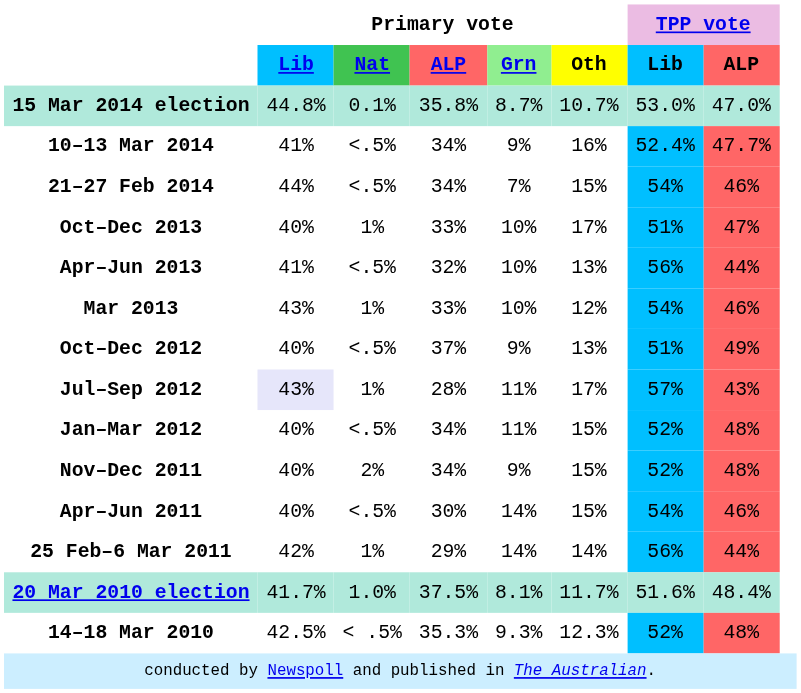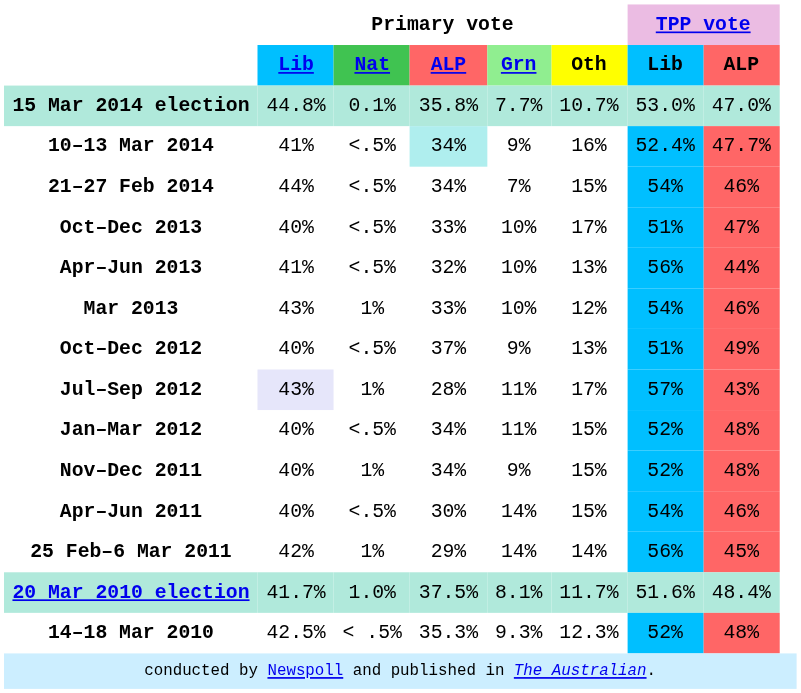(519, 105) 8.7% -> (519, 105) 7.7%
(448, 146) no background -> (448, 146) paleturquoise background
(372, 227) 1% -> (372, 227) <.5%
(372, 470) 2% -> (372, 470) 1%
(741, 551) 44% -> (741, 551) 45%
